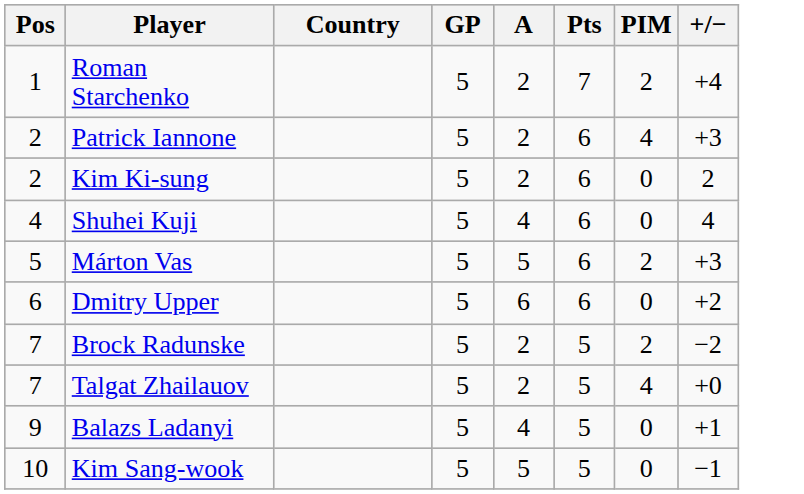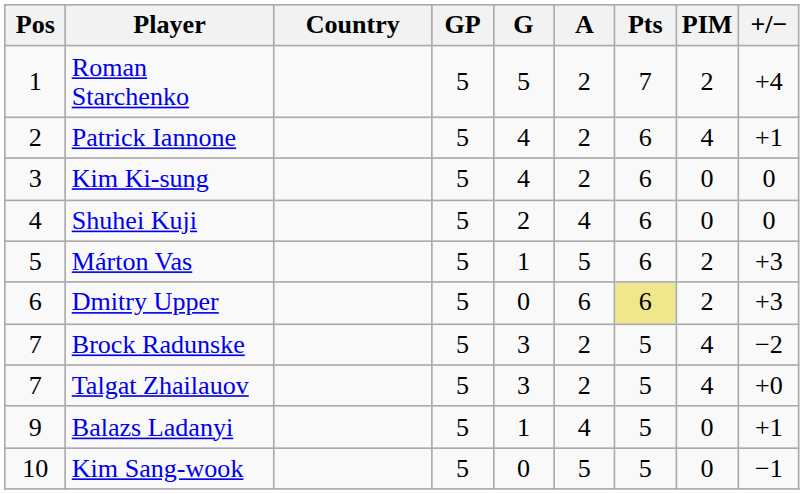+ column: (523, 25)
(708, 137) +3 -> (769, 137) +1
(35, 178) 2 -> (35, 178) 3
(708, 178) 2 -> (769, 178) 0
(708, 219) 4 -> (769, 219) 0
(584, 302) no background -> (645, 302) khaki background
(646, 302) 0 -> (707, 302) 2
(708, 302) +2 -> (769, 302) +3
(646, 344) 2 -> (707, 344) 4
